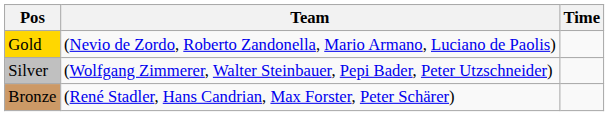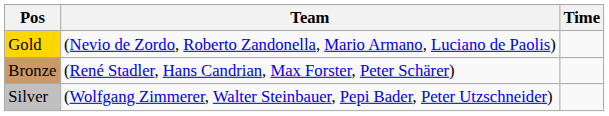rows swapped: (28, 70) <-> (32, 96)
